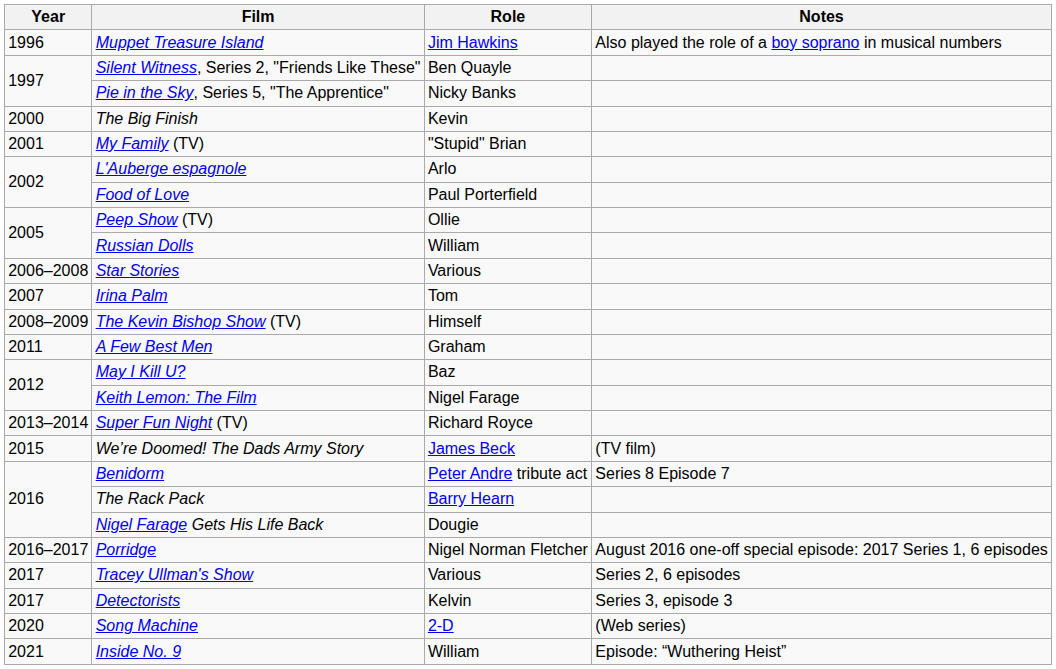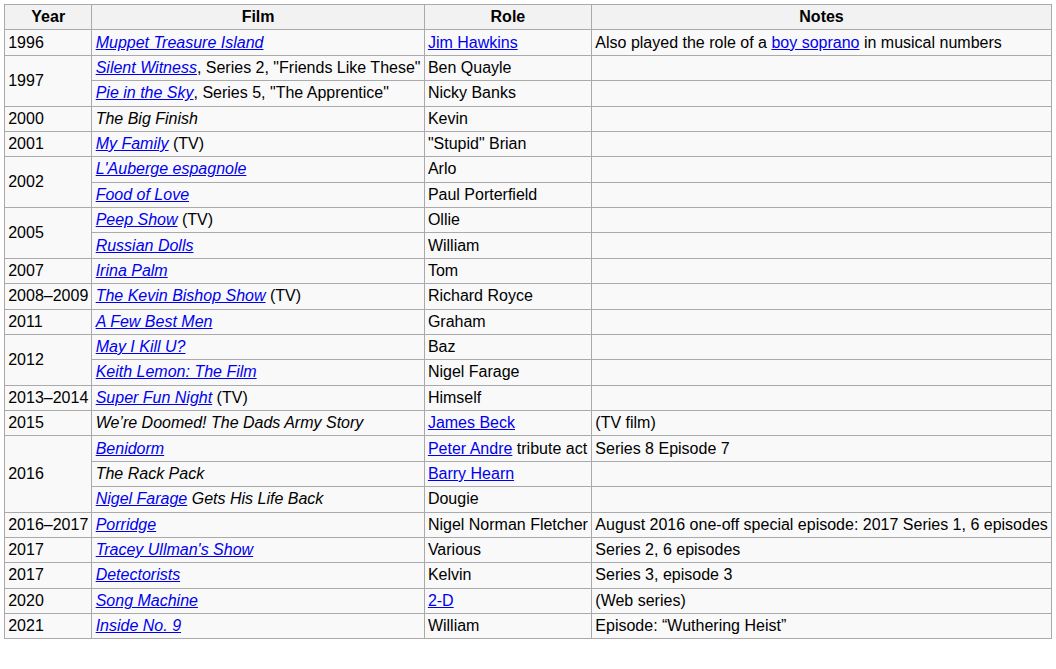- row: (137, 270)
(455, 321) Himself -> (480, 296) Richard Royce
(480, 423) Richard Royce -> (455, 397) Himself
